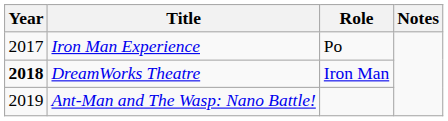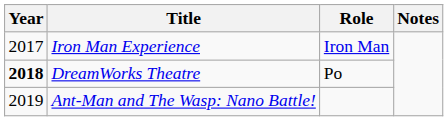(333, 45) Po -> (357, 45) Iron Man
(357, 73) Iron Man -> (333, 73) Po
